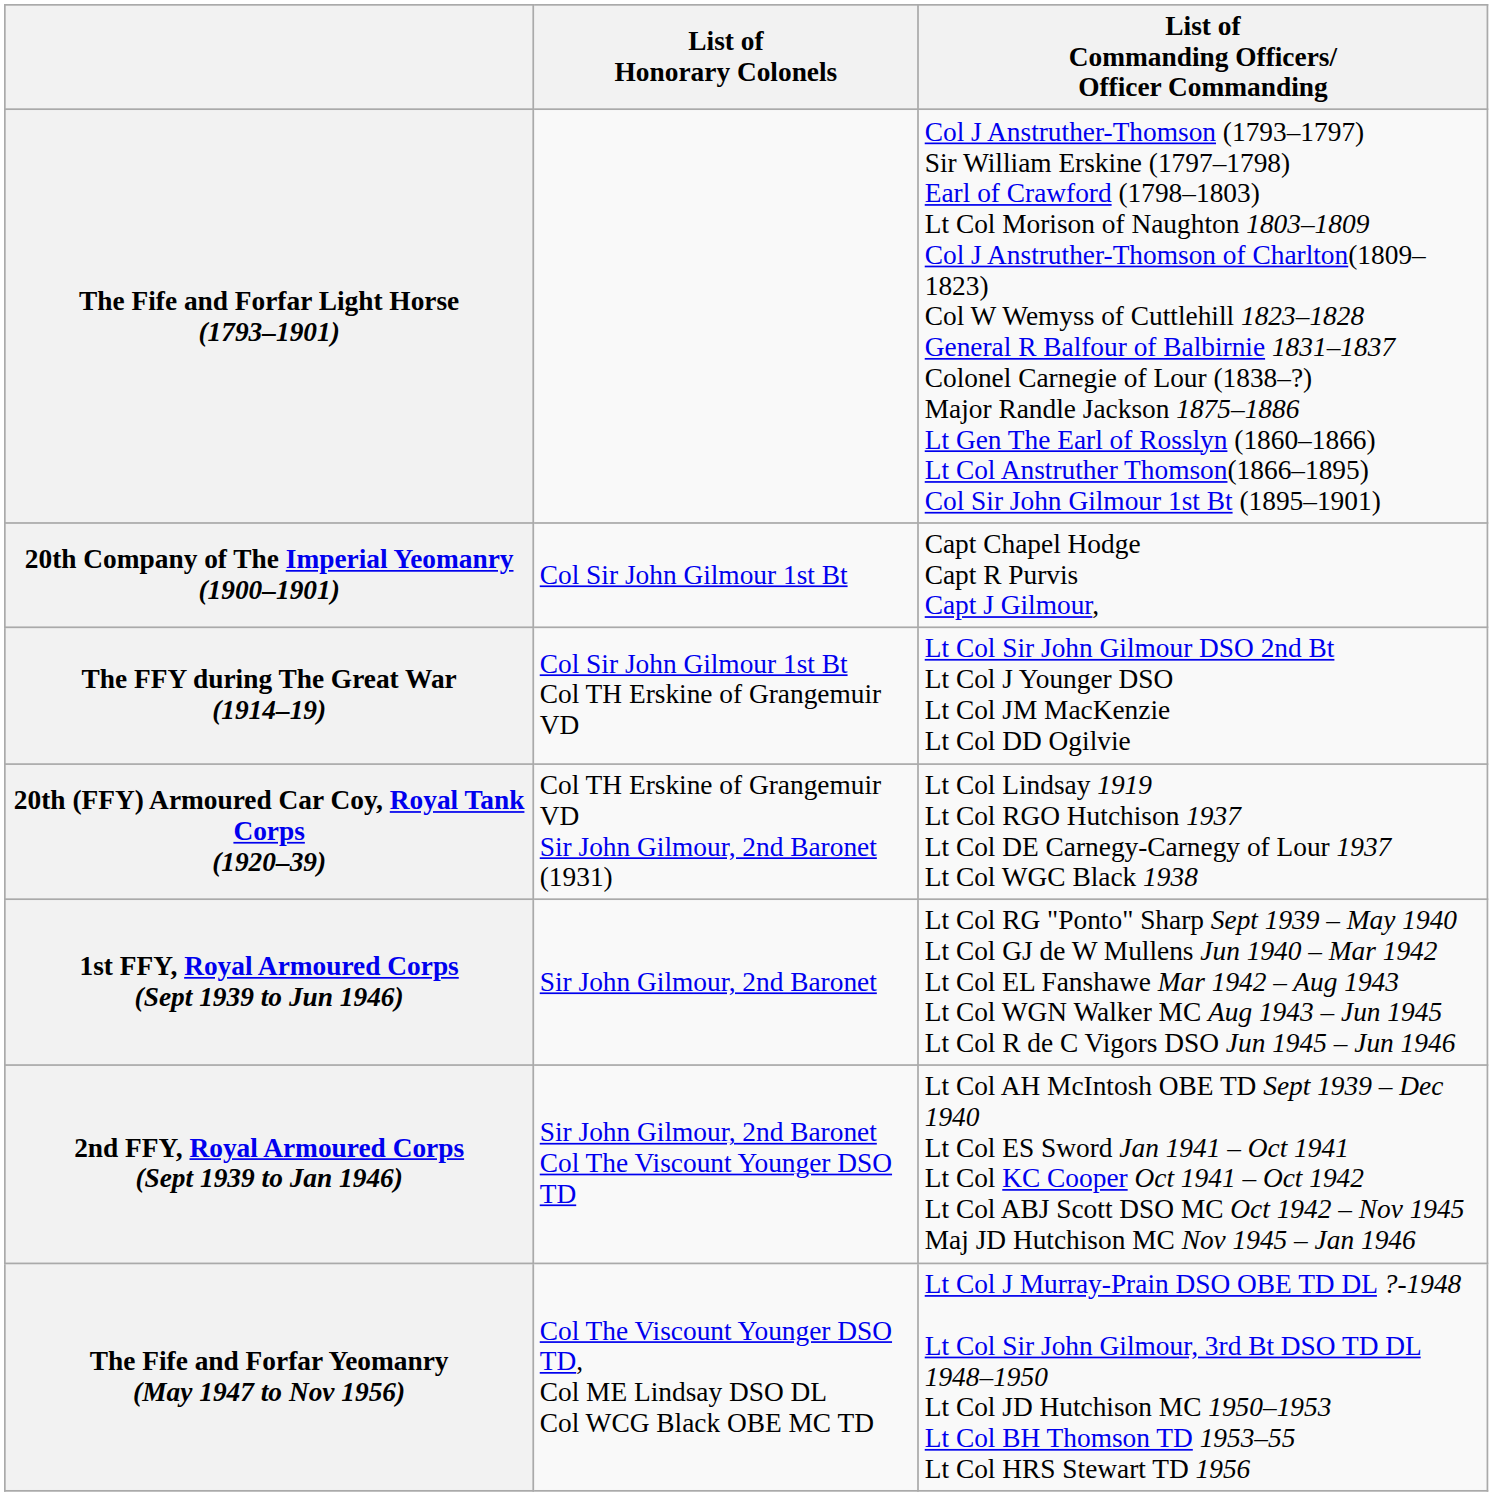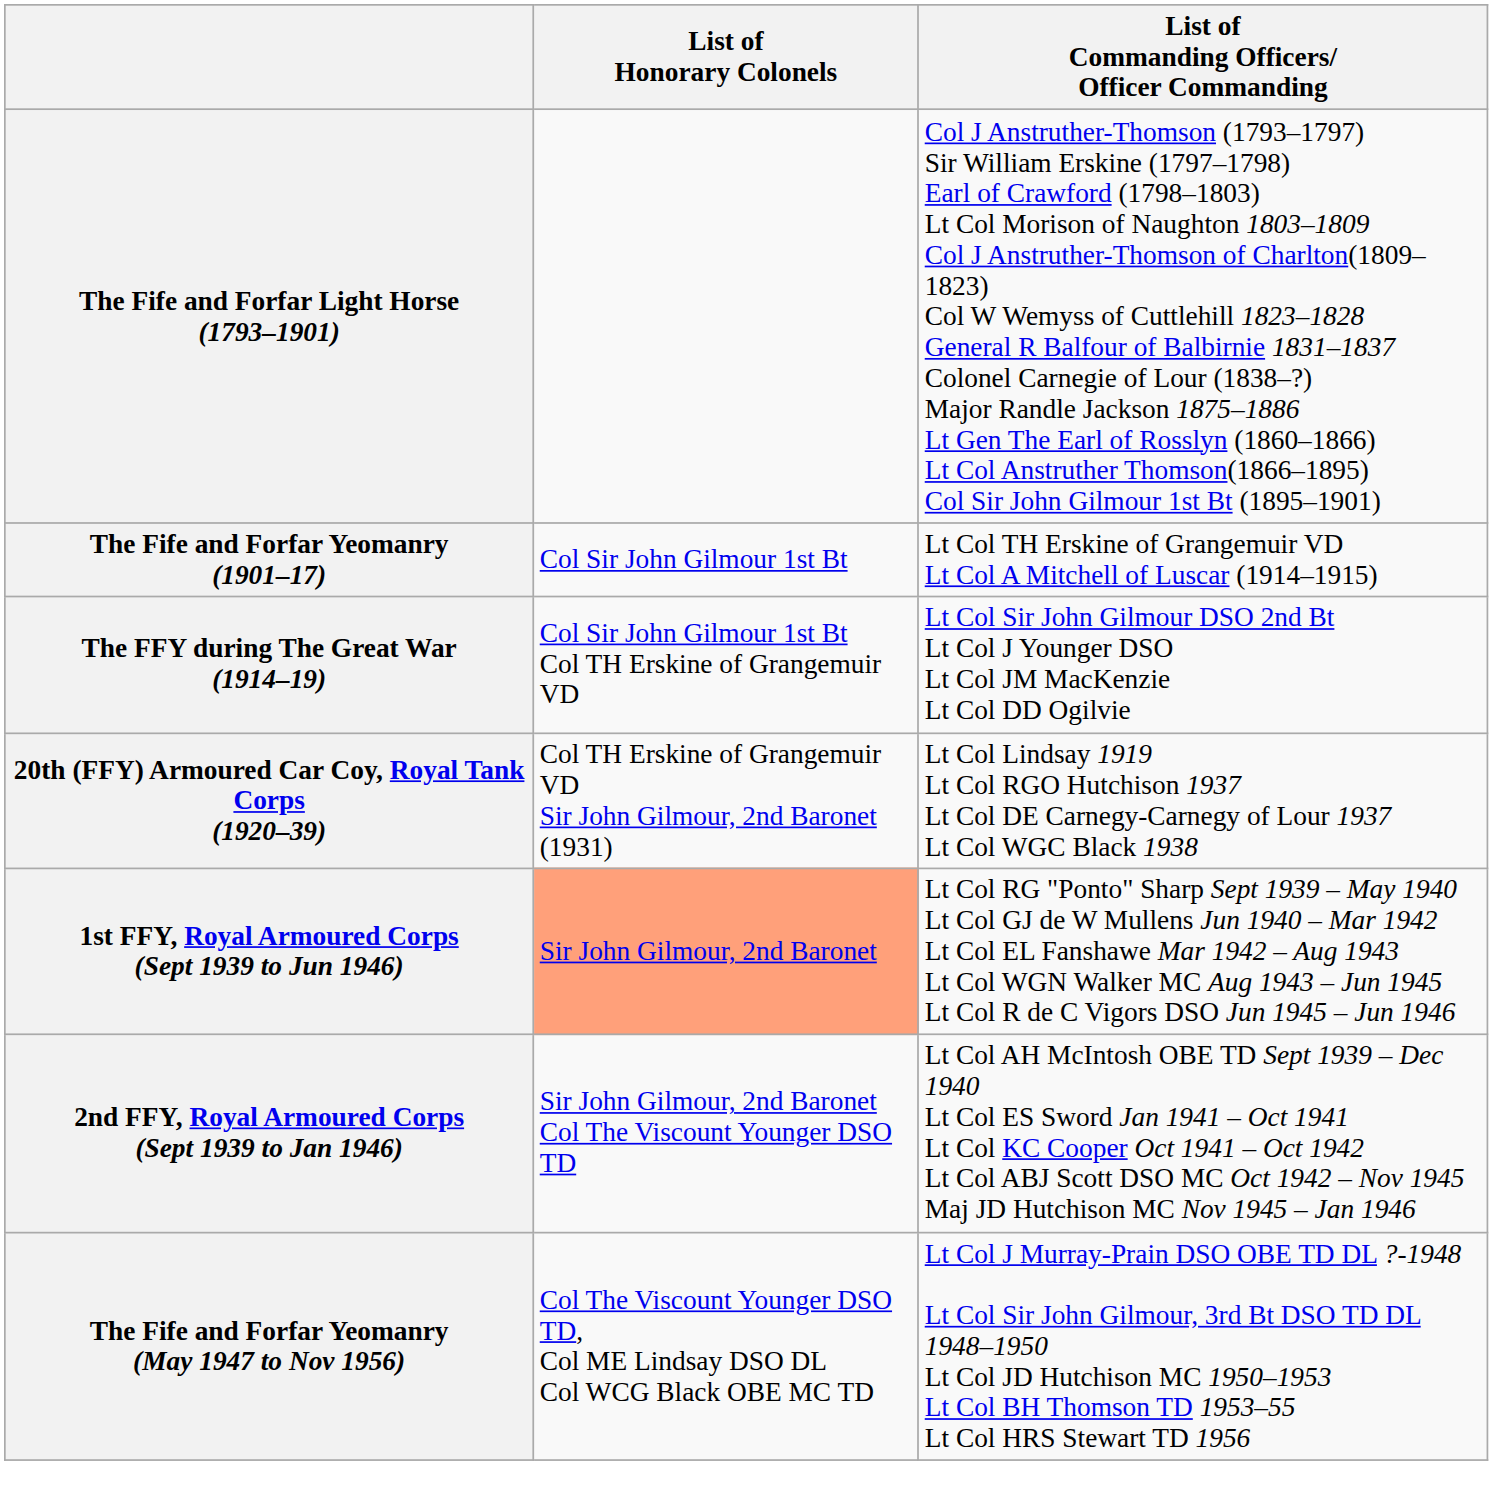- row: (269, 574)
+ row: (269, 559)
(708, 981) no background -> (708, 951) lightsalmon background
